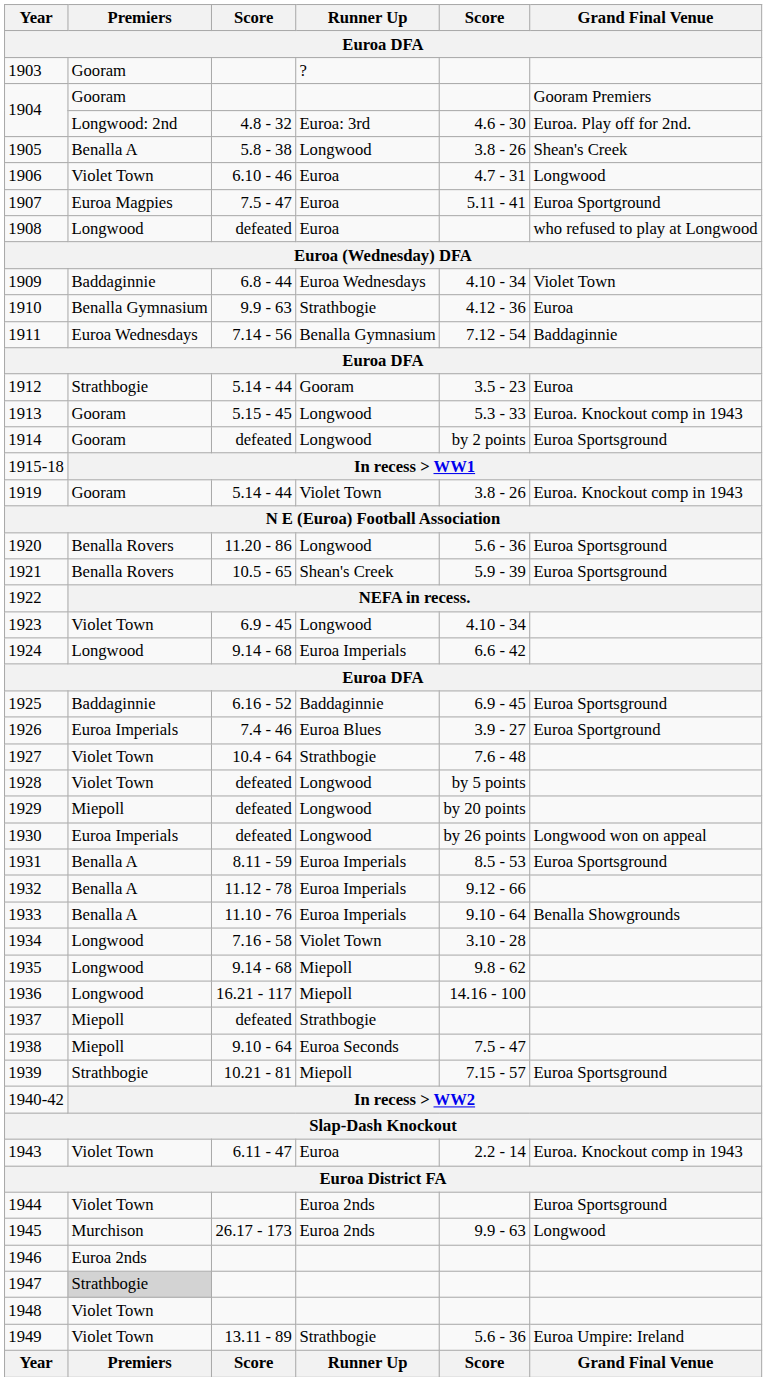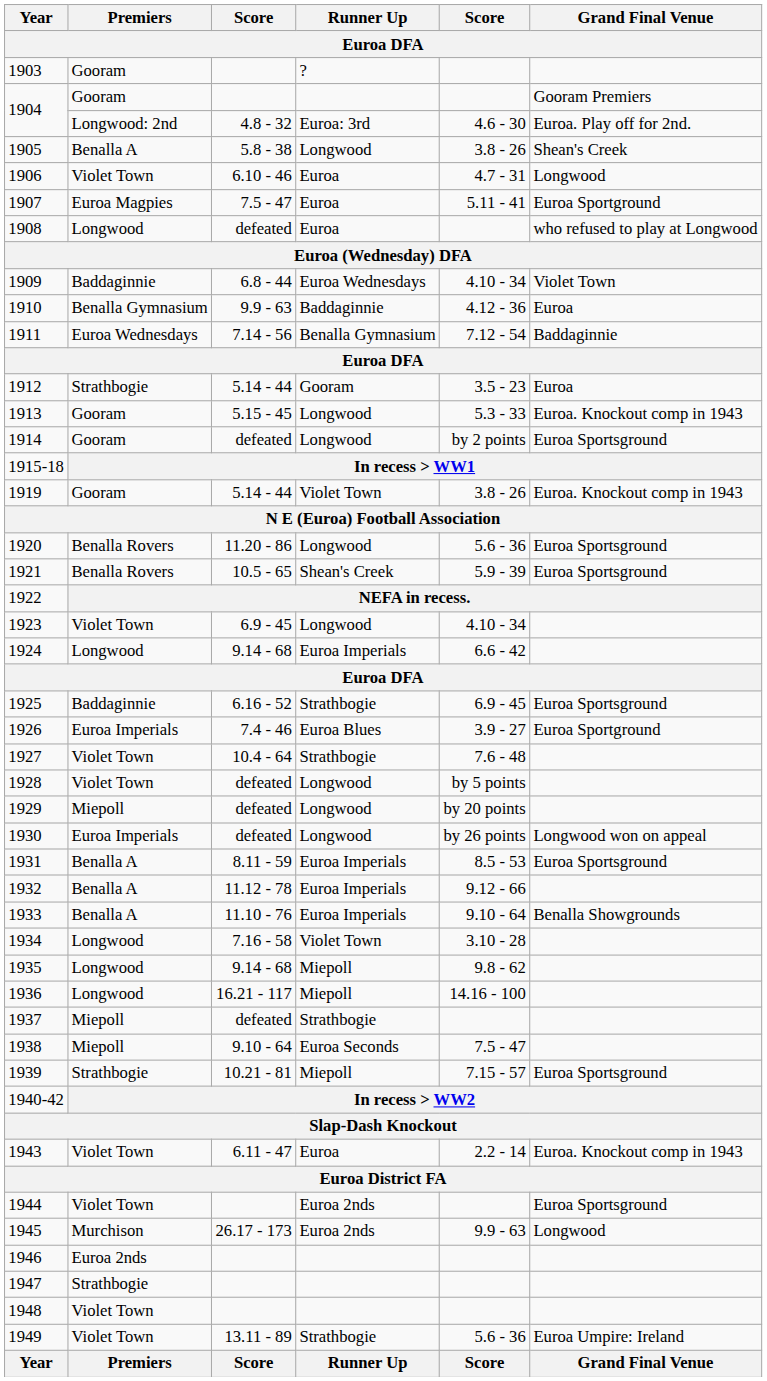(338, 307) Strathbogie -> (341, 307) Baddaginnie
(341, 703) Baddaginnie -> (338, 703) Strathbogie
(110, 1284) lightgrey background -> (110, 1284) no background
